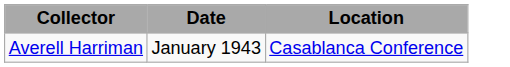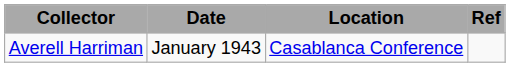+ column: (486, 18)
